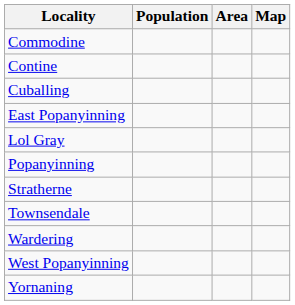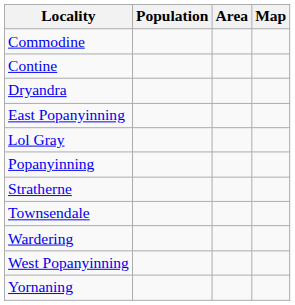- row: (39, 90)
+ row: (37, 90)
